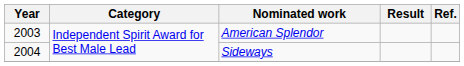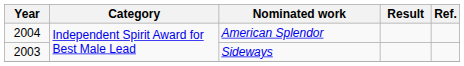(27, 33) 2003 -> (27, 33) 2004
(27, 52) 2004 -> (27, 52) 2003
